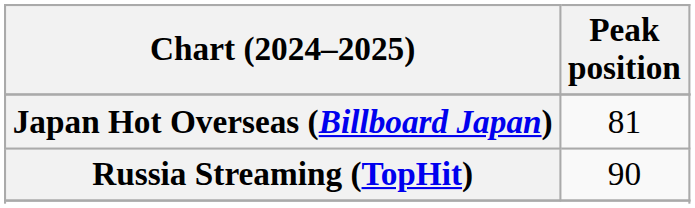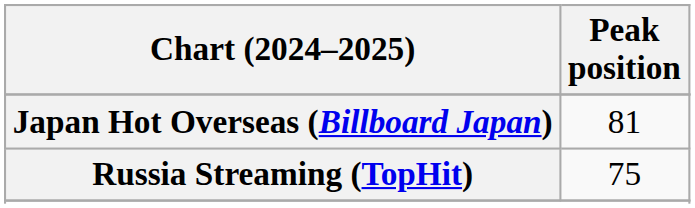(624, 173) 90 -> (624, 173) 75
